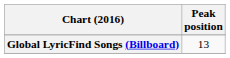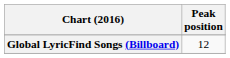(203, 44) 13 -> (203, 44) 12
